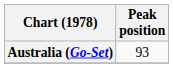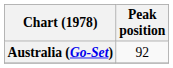(142, 52) 93 -> (142, 52) 92
